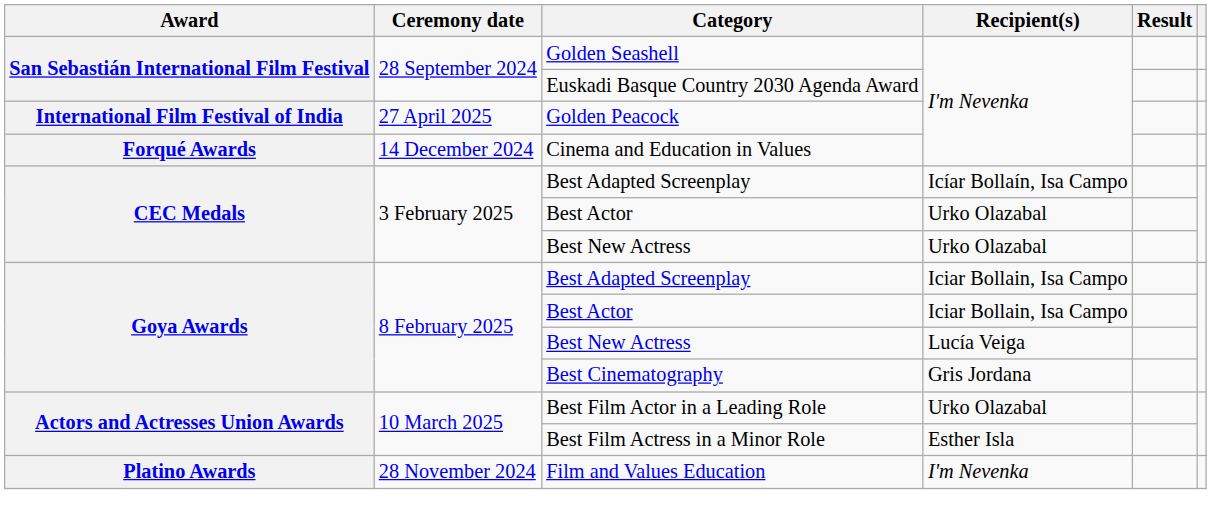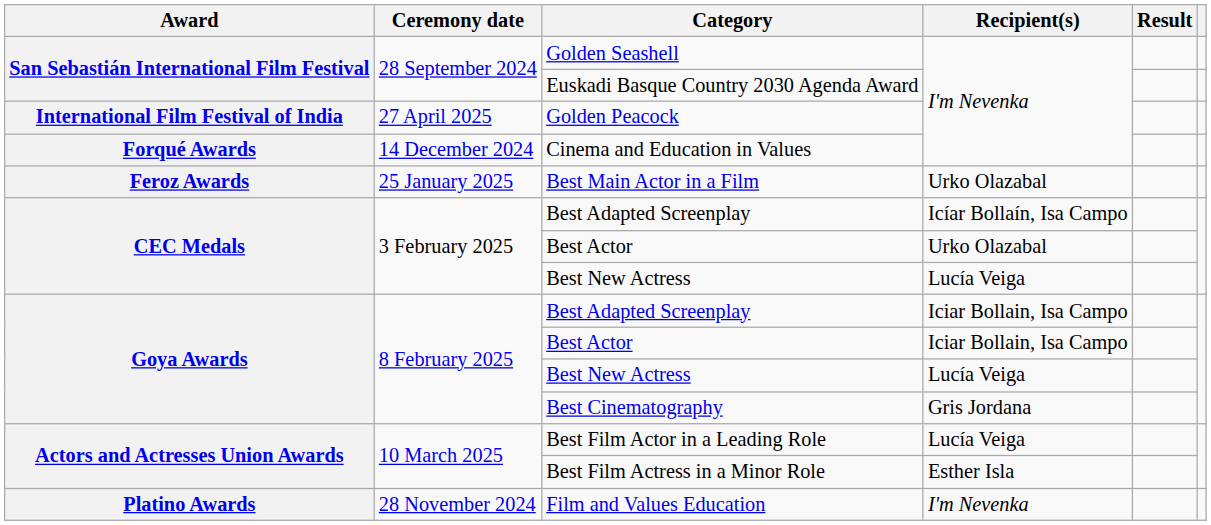+ row: (189, 181)
(987, 246) Urko Olazabal -> (977, 278) Lucía Veiga
(987, 407) Urko Olazabal -> (977, 439) Lucía Veiga
